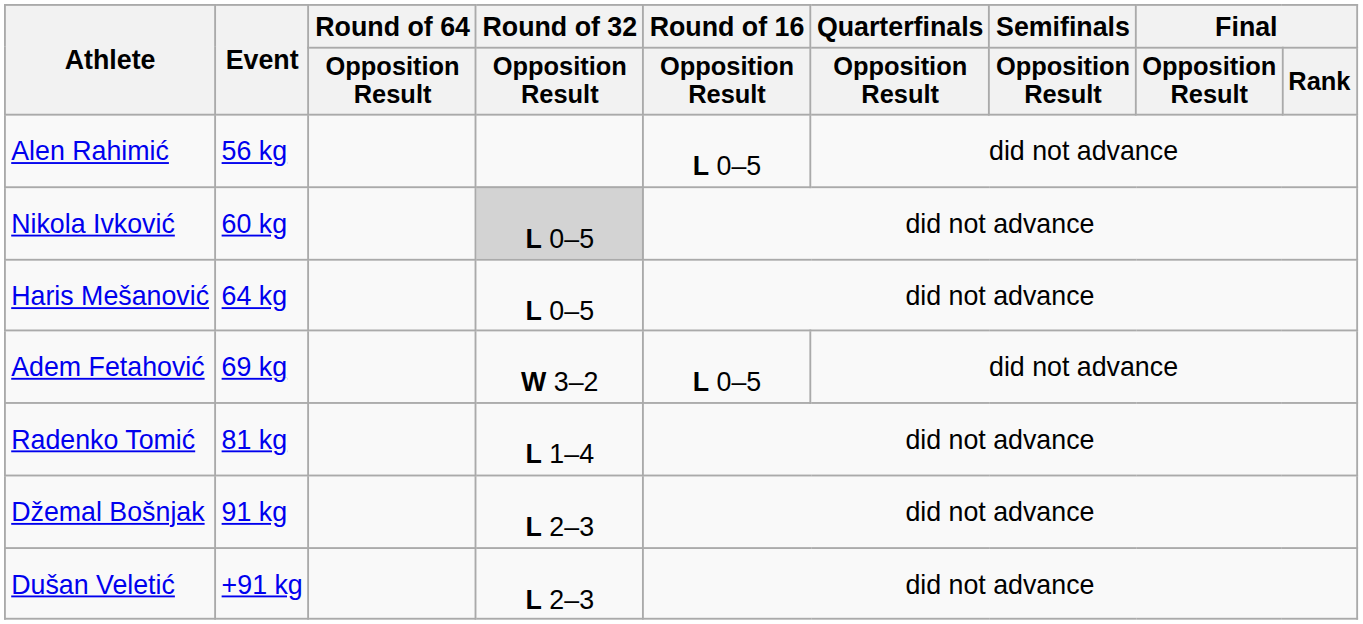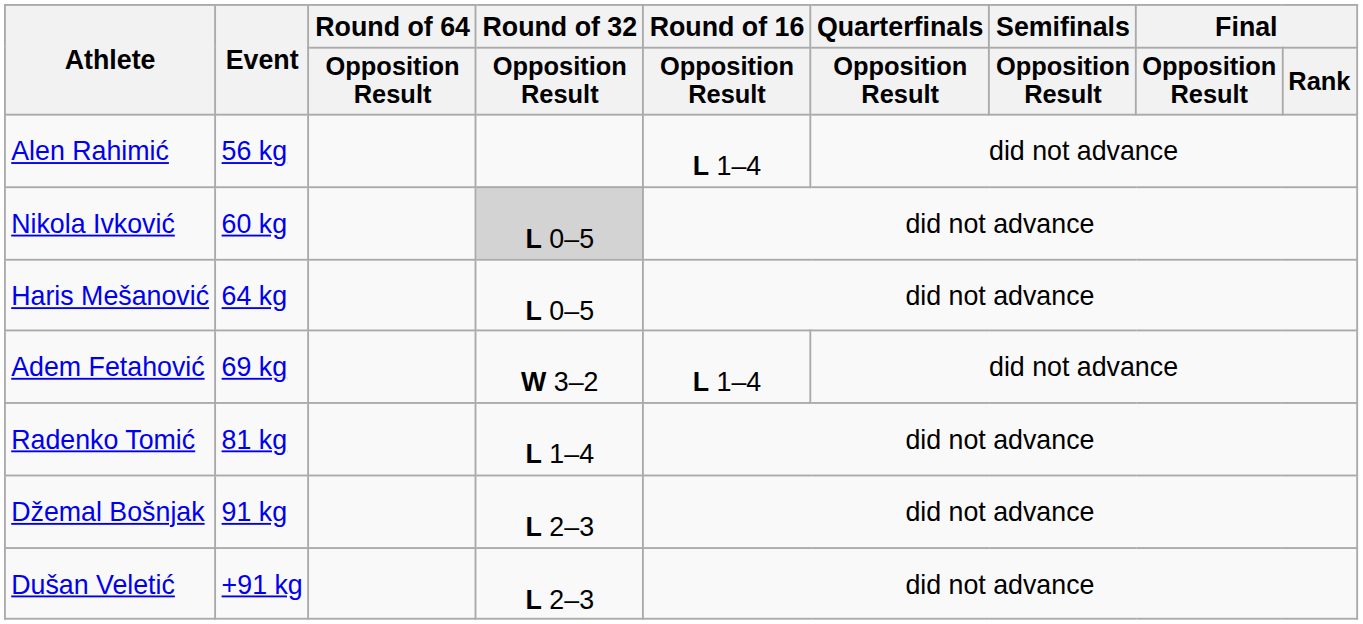(727, 166) L 0–5 -> (727, 166) L 1–4
(727, 383) L 0–5 -> (727, 383) L 1–4
